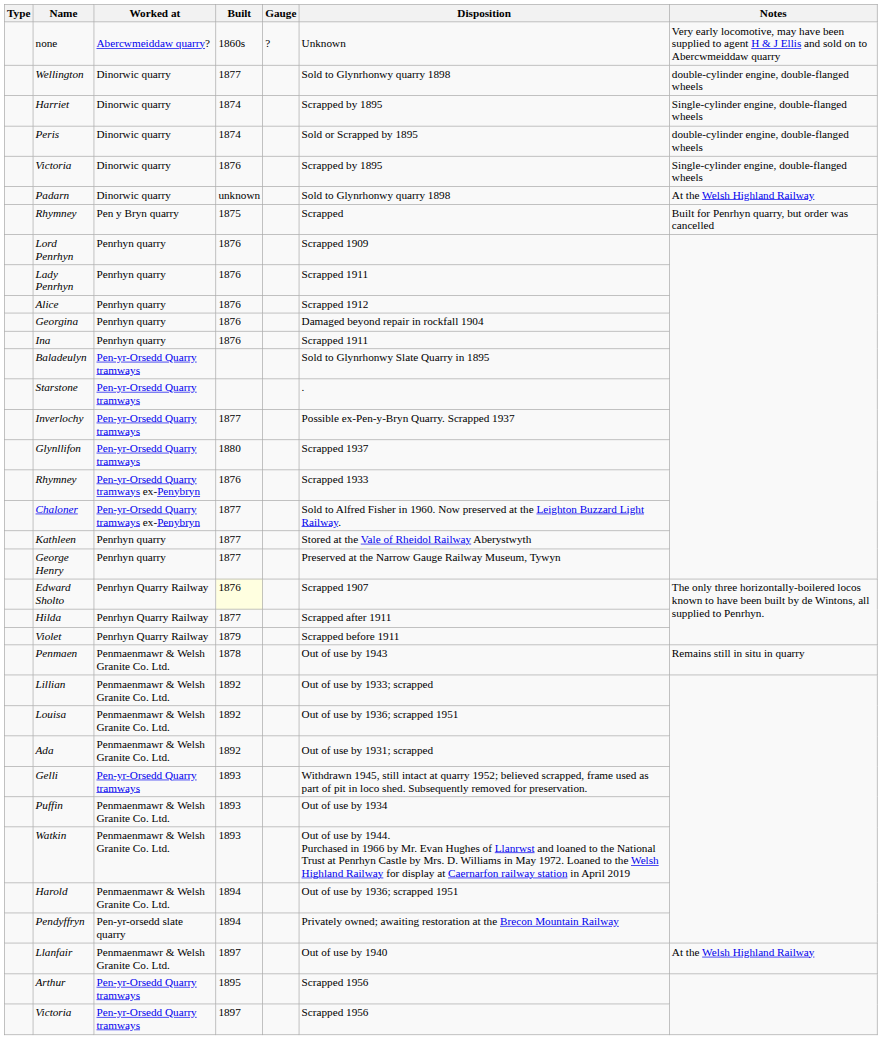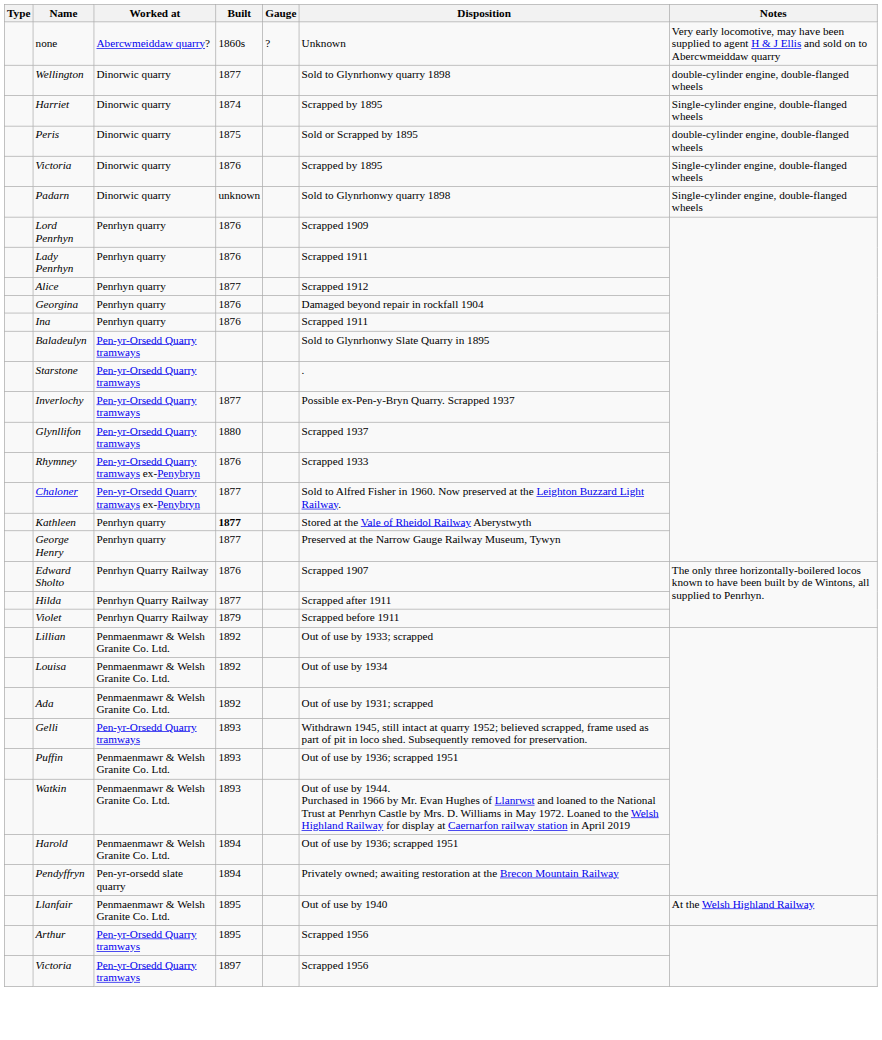(230, 134) 1874 -> (230, 134) 1875
(743, 195) At the Welsh Highland Railway -> (759, 201) Single-cylinder engine, double-flanged wheels
- row: (56, 213)
(230, 304) 1876 -> (230, 286) 1877
(230, 539) normal -> (230, 522) bold
(230, 587) lightyellow background -> (230, 570) no background
- row: (56, 653)
(380, 714) Out of use by 1936; scrapped 1951 -> (344, 666) Out of use by 1934
(344, 805) Out of use by 1934 -> (380, 757) Out of use by 1936; scrapped 1951
(230, 952) 1897 -> (230, 904) 1895
